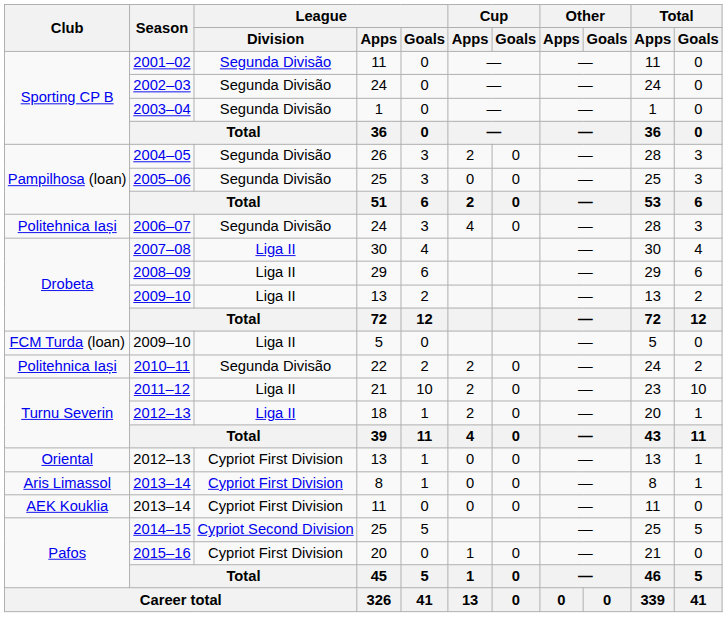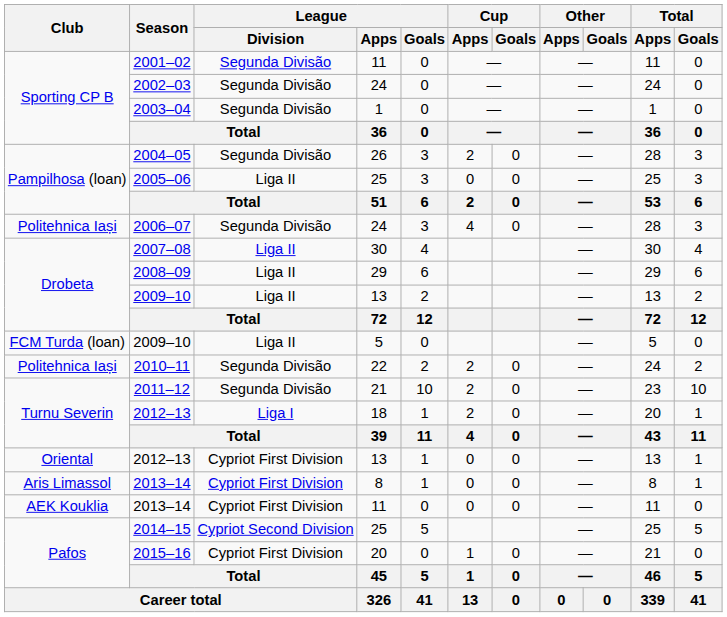(276, 179) Segunda Divisão -> (276, 179) Liga II
(276, 389) Liga II -> (276, 389) Segunda Divisão
(276, 413) Liga II -> (276, 413) Liga I
